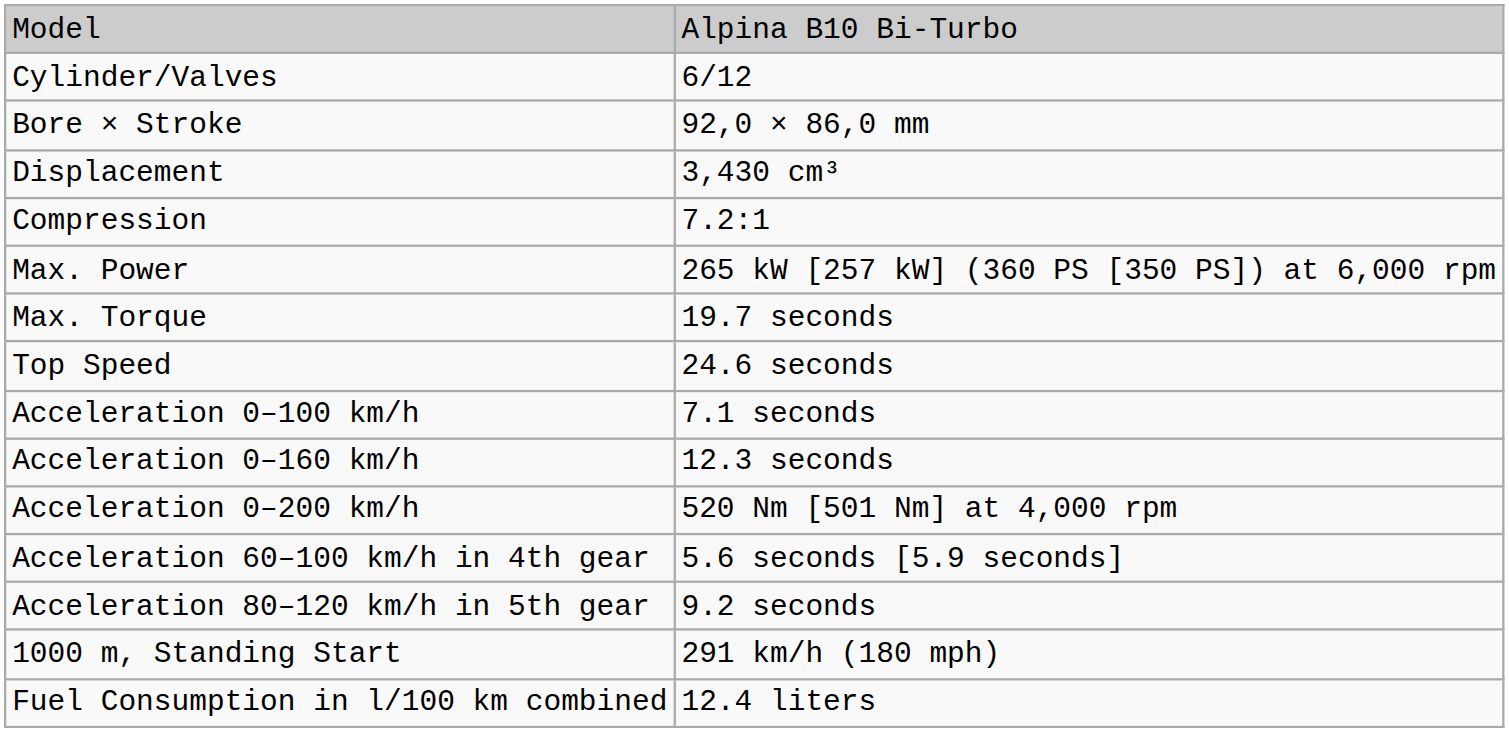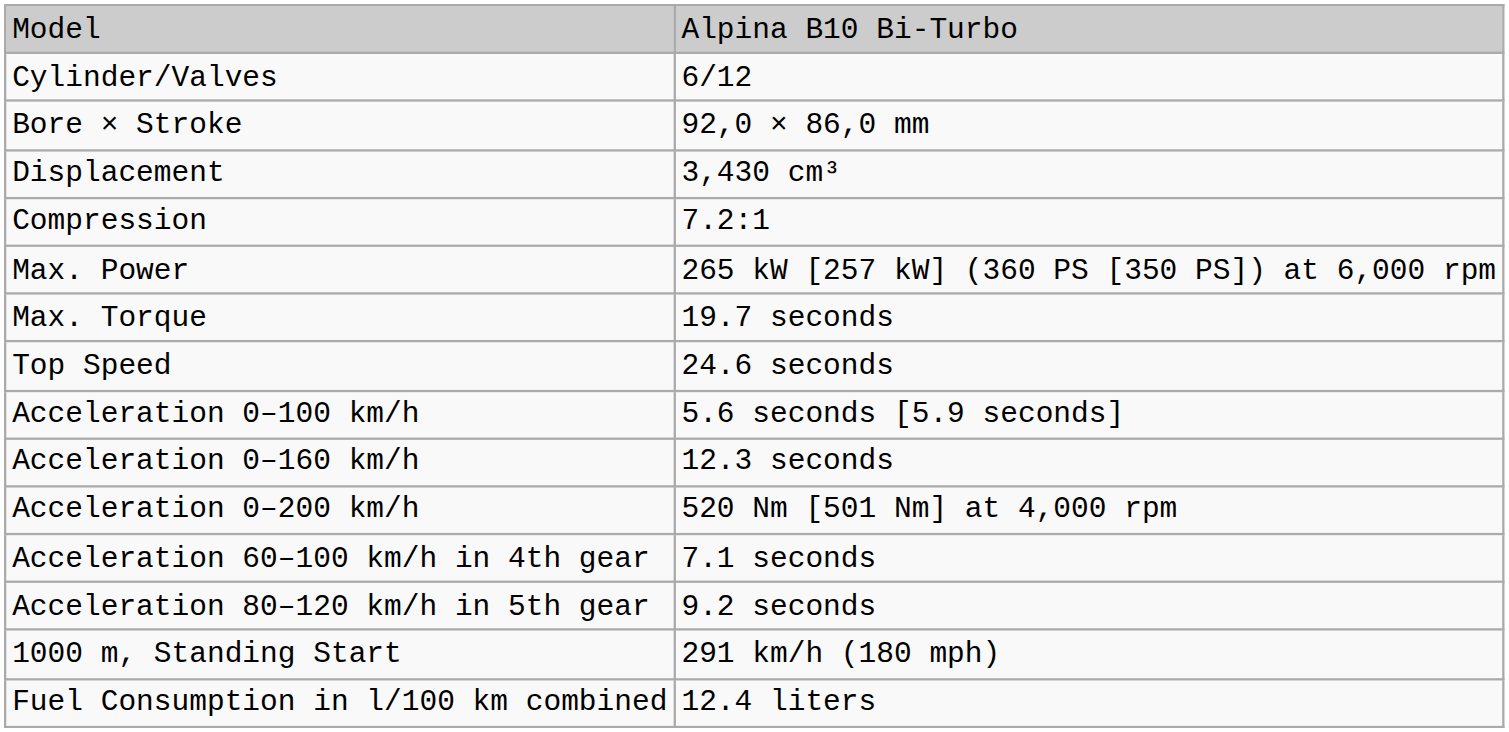(779, 414) 7.1 seconds -> (903, 414) 5.6 seconds [5.9 seconds]
(903, 558) 5.6 seconds [5.9 seconds] -> (779, 558) 7.1 seconds
